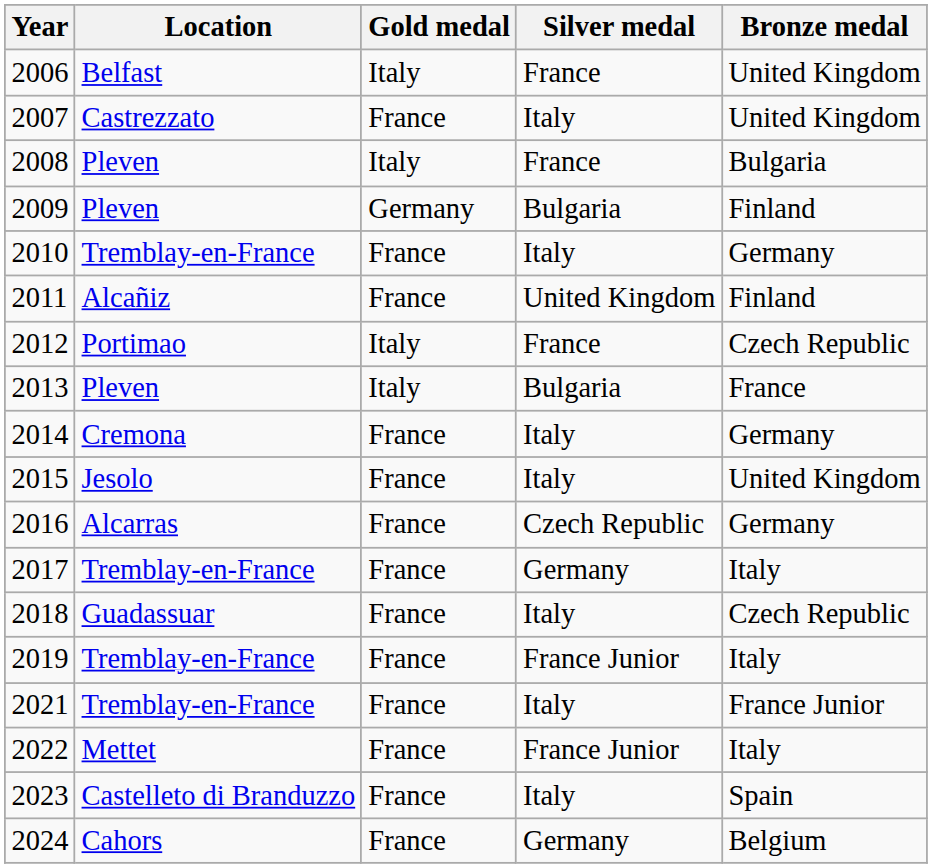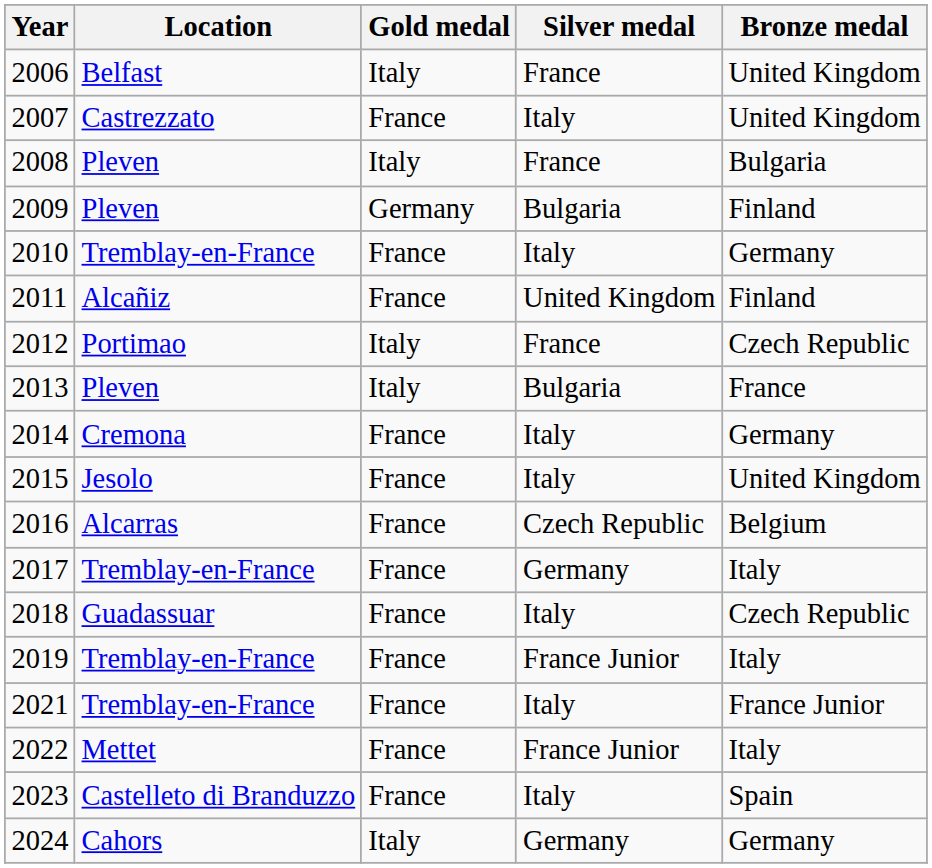(781, 523) Germany -> (777, 523) Belgium
(407, 840) France -> (394, 840) Italy
(777, 840) Belgium -> (781, 840) Germany
